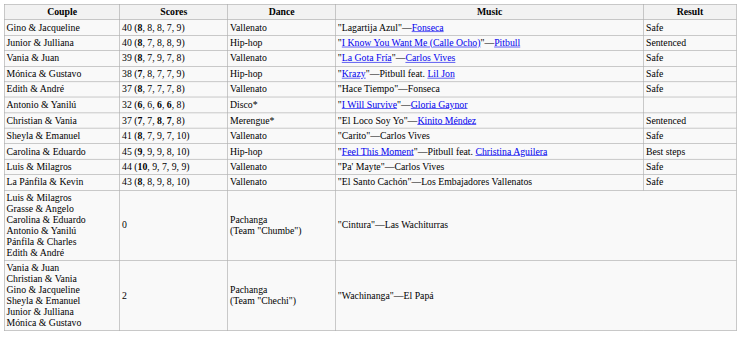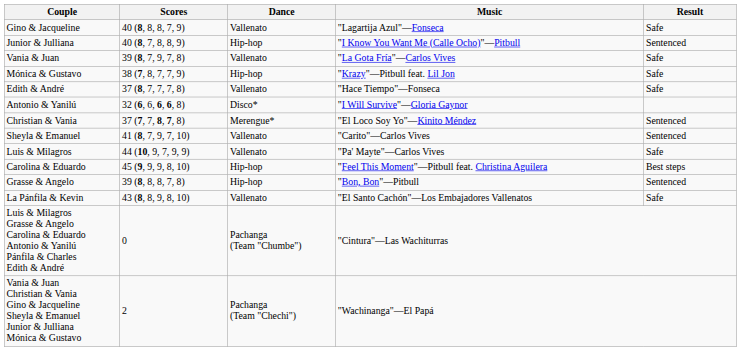(655, 136) Safe -> (666, 136) Sentenced
rows swapped: (46, 151) <-> (39, 167)
+ row: (40, 182)
